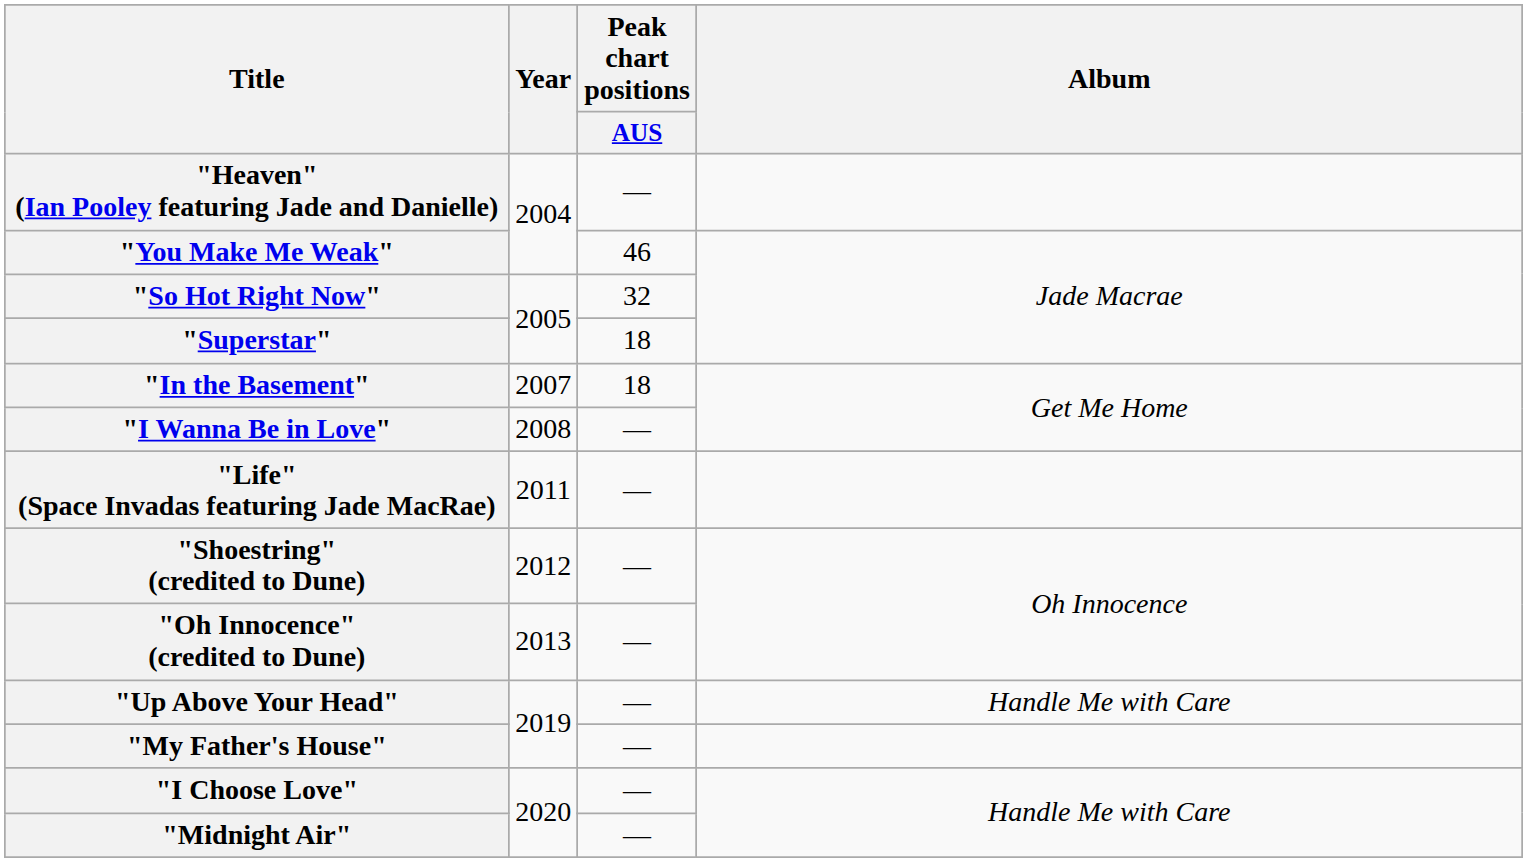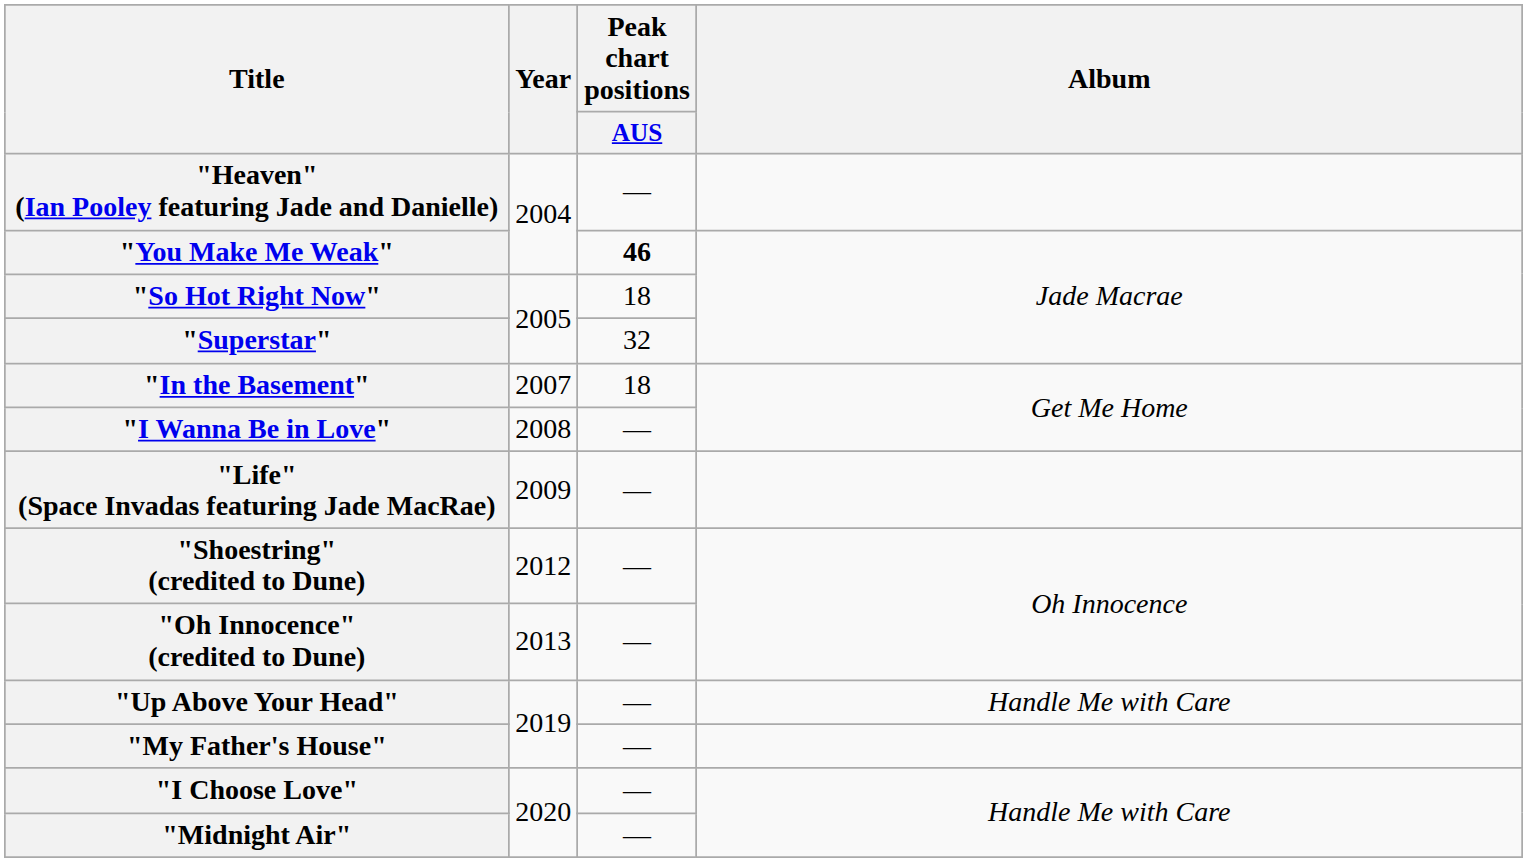(637, 251) normal -> (637, 251) bold
(637, 295) 32 -> (637, 295) 18
(637, 340) 18 -> (637, 340) 32
(543, 489) 2011 -> (543, 489) 2009
